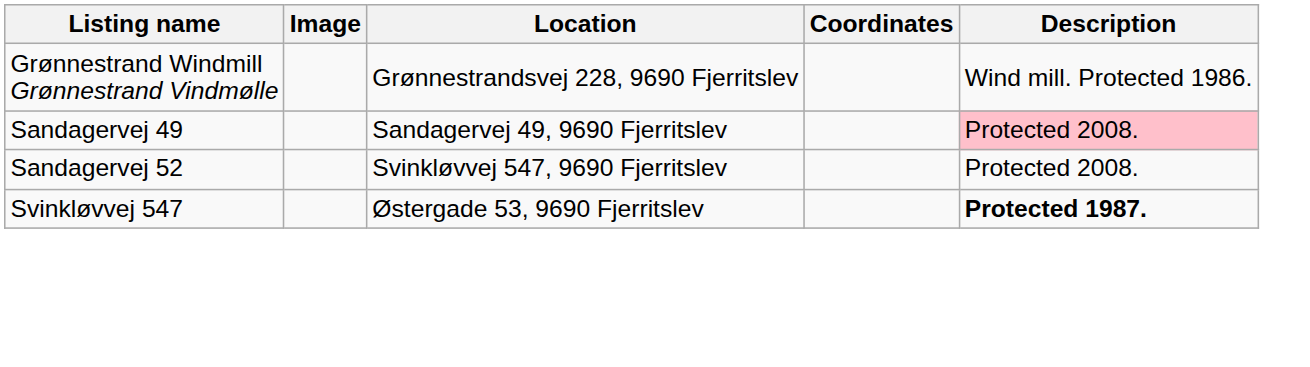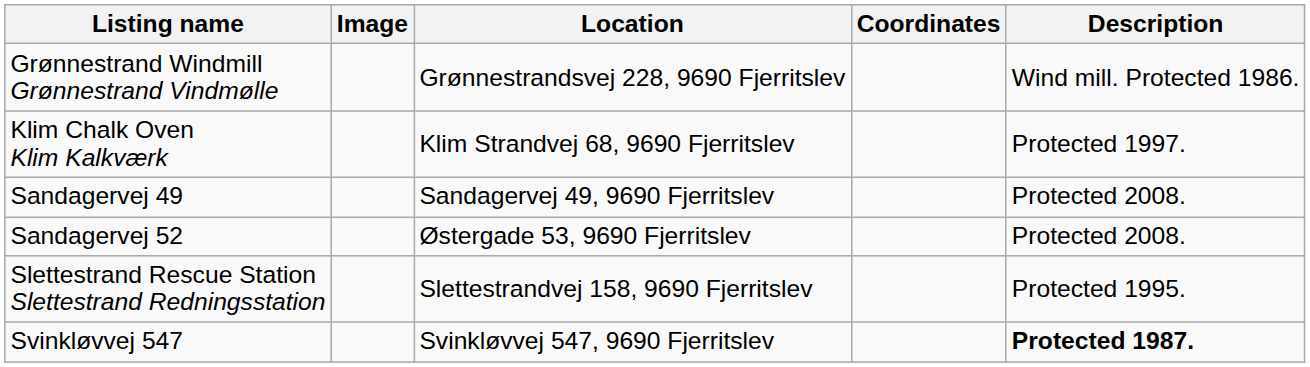+ row: (102, 143)
(1052, 129) pink background -> (1099, 196) no background
(550, 168) Svinkløvvej 547, 9690 Fjerritslev -> (585, 235) Østergade 53, 9690 Fjerritslev
+ row: (168, 288)
(538, 208) Østergade 53, 9690 Fjerritslev -> (597, 341) Svinkløvvej 547, 9690 Fjerritslev
